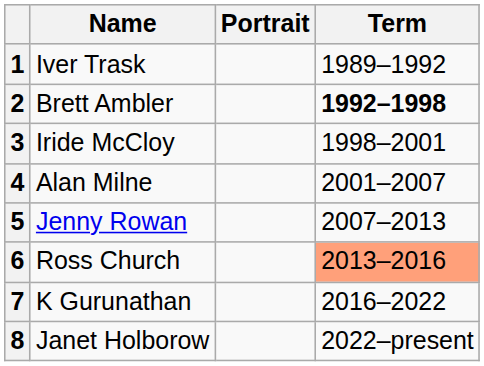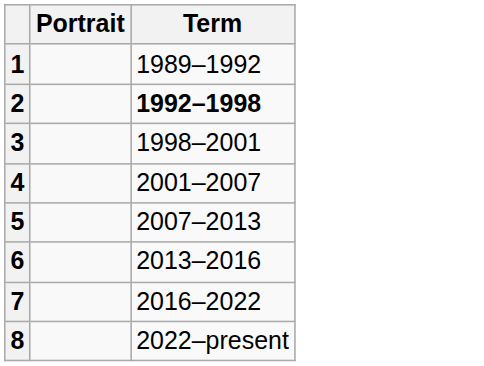- column: (123, 24)
(384, 261) lightsalmon background -> (199, 261) no background
